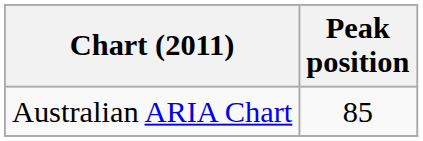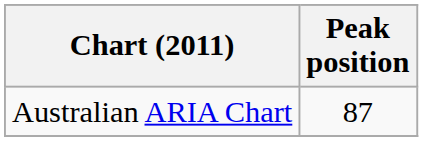(358, 111) 85 -> (358, 111) 87
